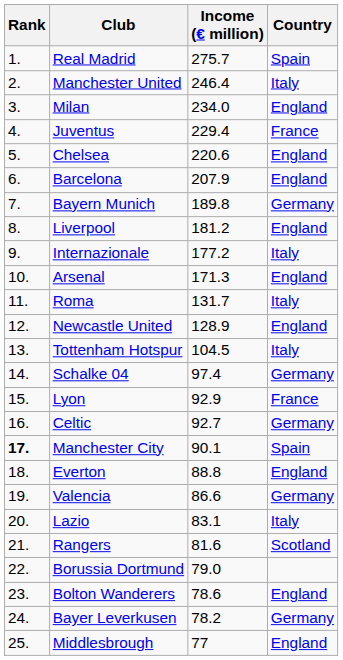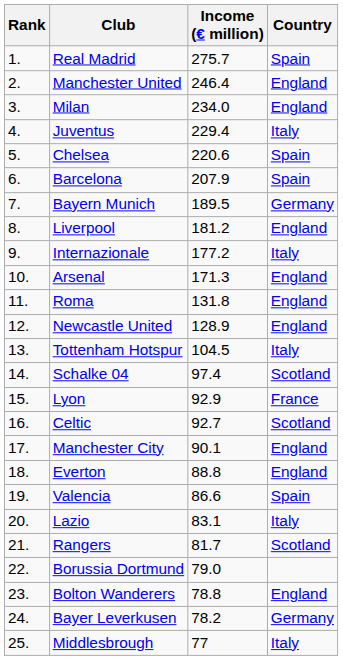(285, 82) Italy -> (299, 82) England
(295, 131) France -> (285, 131) Italy
(299, 155) England -> (290, 155) Spain
(299, 180) England -> (290, 180) Spain
(210, 204) 189.8 -> (210, 204) 189.5
(210, 301) 131.7 -> (210, 301) 131.8
(285, 301) Italy -> (299, 301) England
(302, 374) Germany -> (301, 374) Scotland
(302, 423) Germany -> (301, 423) Scotland
(19, 448) bold -> (19, 448) normal
(290, 448) Spain -> (299, 448) England
(302, 496) Germany -> (290, 496) Spain
(206, 545) 81.6 -> (206, 545) 81.7
(206, 594) 78.6 -> (206, 594) 78.8
(299, 642) England -> (285, 642) Italy
